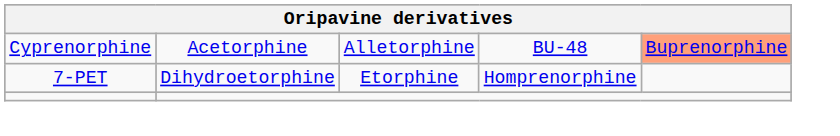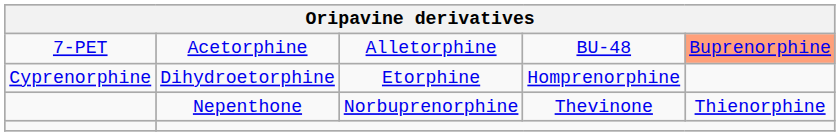(80, 48) Cyprenorphine -> (80, 48) 7-PET
(80, 77) 7-PET -> (80, 77) Cyprenorphine
+ row: (247, 106)
